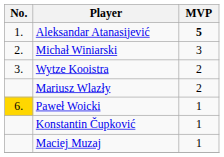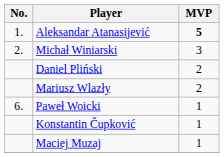- row: (72, 69)
+ row: (69, 69)
(19, 106) gold background -> (19, 106) no background
